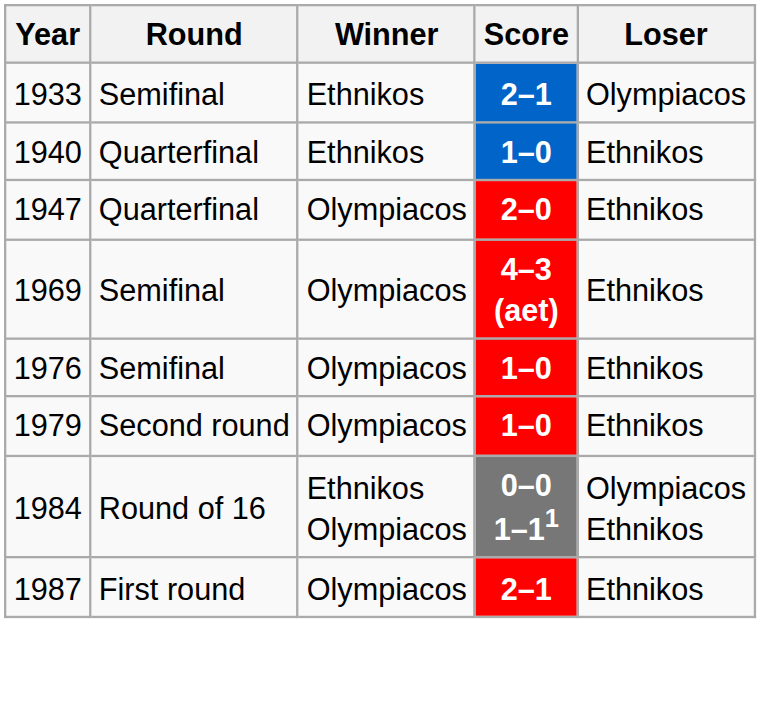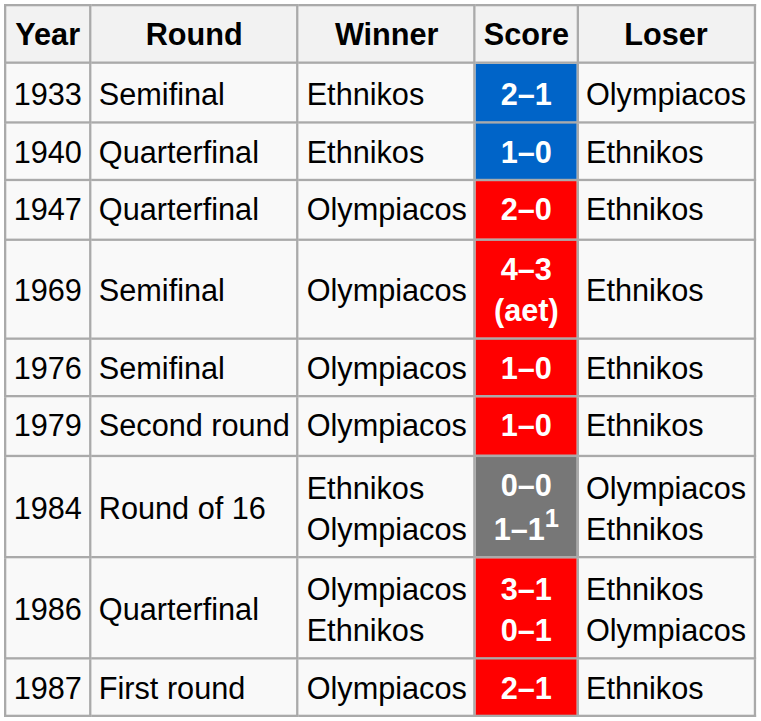+ row: (48, 609)
